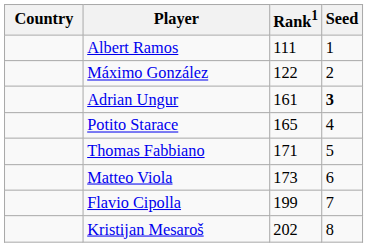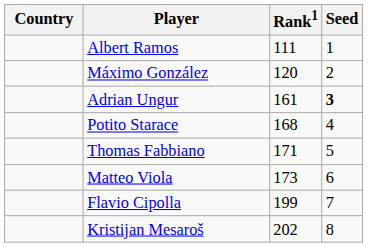(285, 73) 122 -> (285, 73) 120
(285, 125) 165 -> (285, 125) 168
